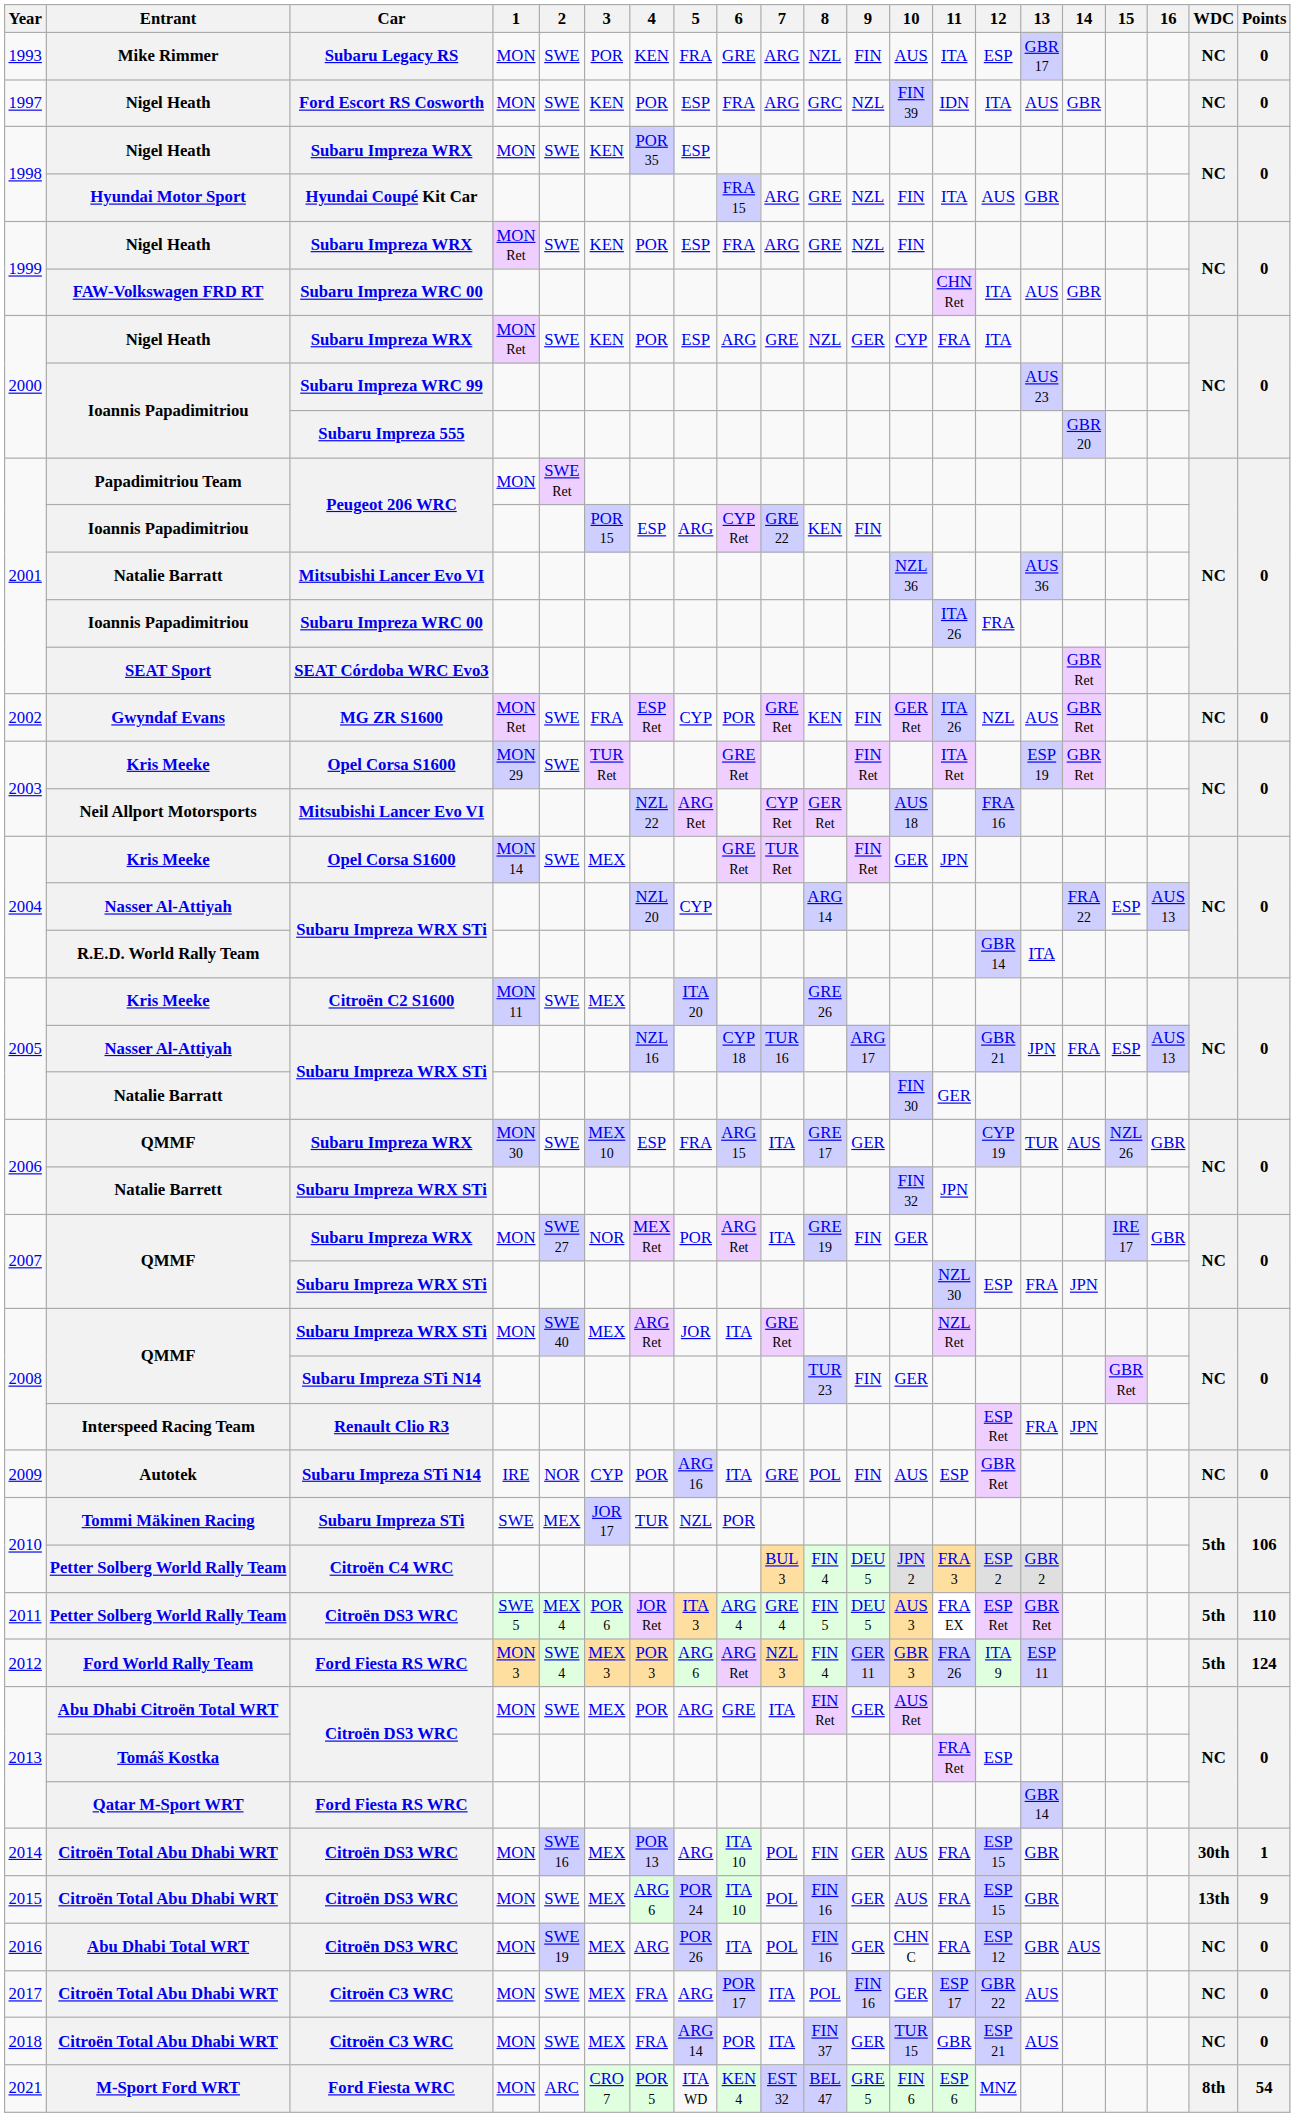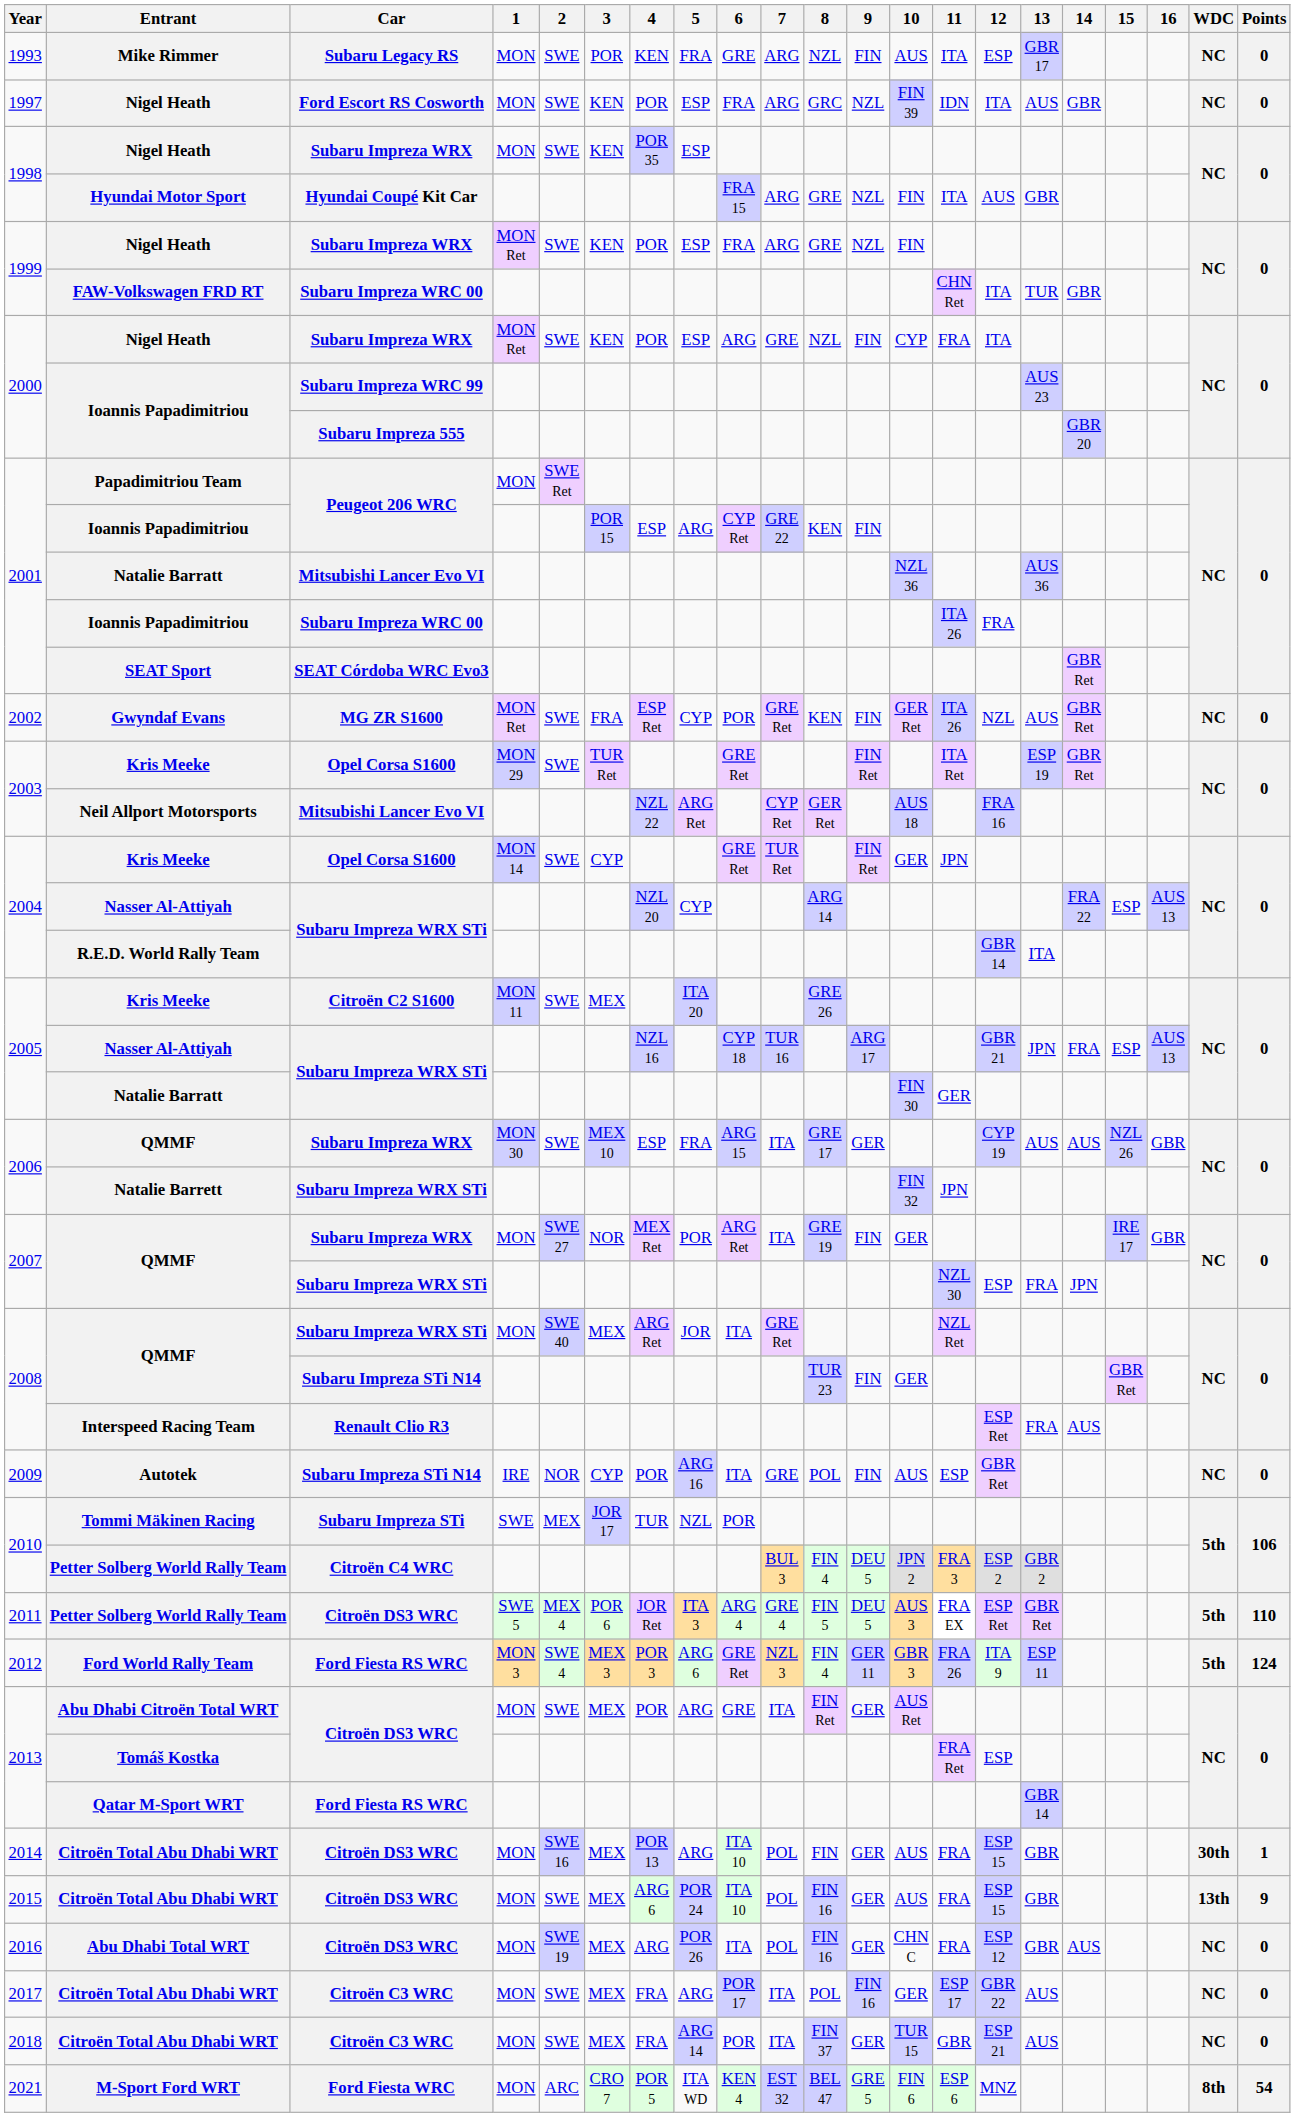(1042, 292) AUS -> (1042, 292) TUR
(868, 339) GER -> (868, 339) FIN
(607, 859) MEX -> (607, 859) CYP
(1042, 1143) TUR -> (1042, 1143) AUS
(1084, 1426) JPN -> (1084, 1426) AUS
(739, 1663) ARG Ret -> (739, 1663) GRE Ret
